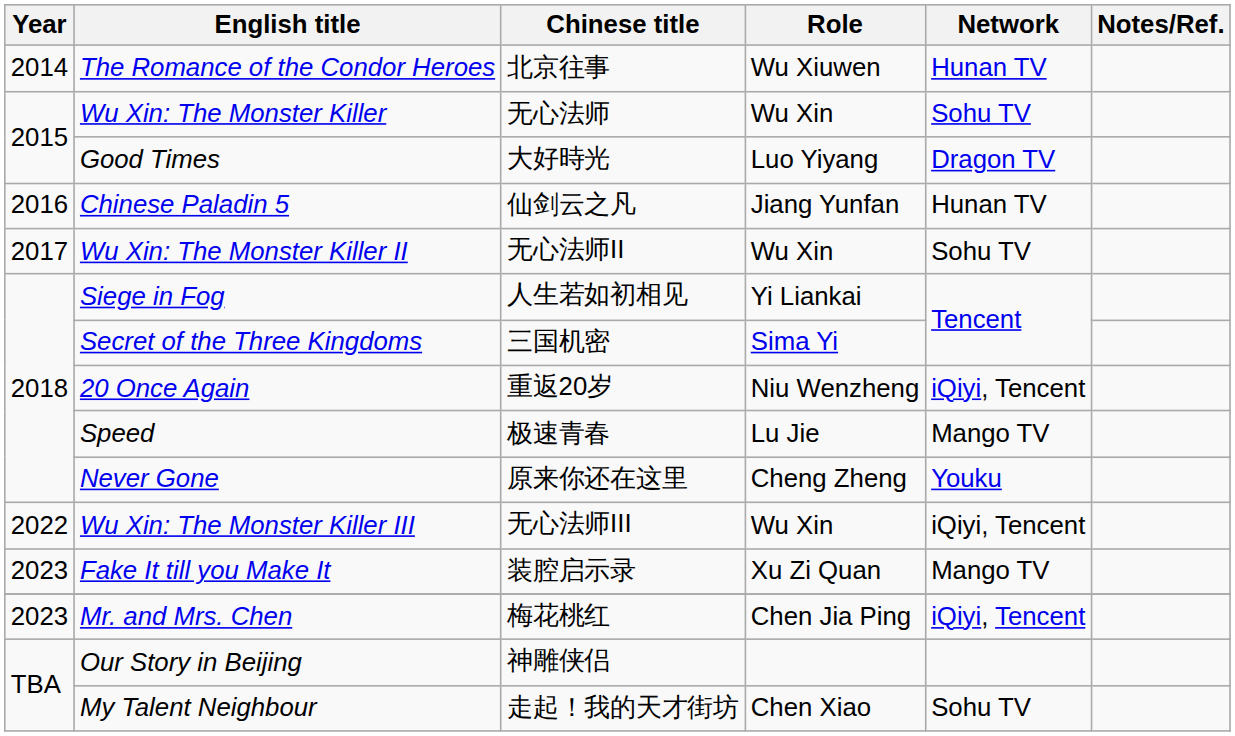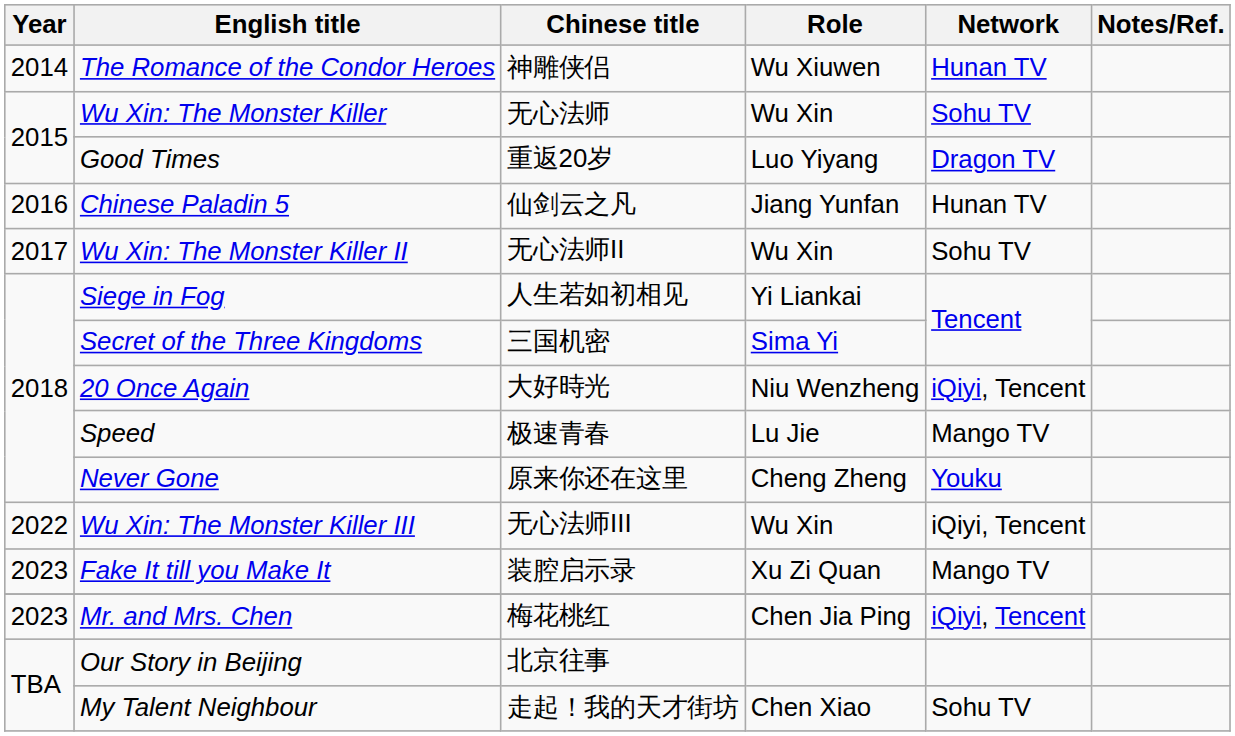(559, 67) 北京往事 -> (559, 67) 神雕侠侣
(559, 158) 大好時光 -> (560, 158) 重返20岁
(560, 387) 重返20岁 -> (559, 387) 大好時光
(559, 661) 神雕侠侣 -> (559, 661) 北京往事
